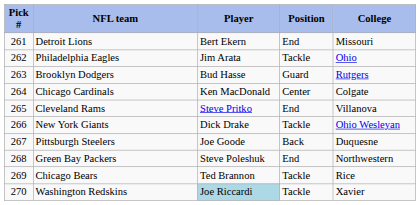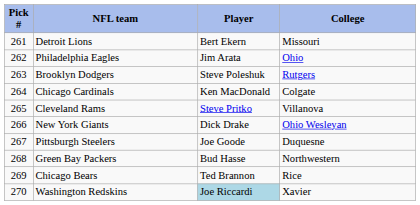- column: (307, 18)
(223, 74) Bud Hasse -> (232, 74) Steve Poleshuk
(232, 158) Steve Poleshuk -> (223, 158) Bud Hasse
